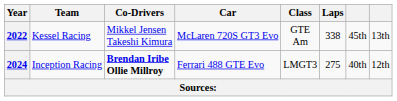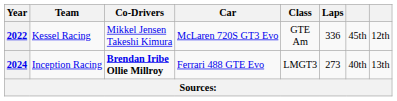(333, 36) 338 -> (333, 36) 336
(380, 36) 13th -> (380, 36) 12th
(333, 65) 275 -> (333, 65) 273
(380, 65) 12th -> (380, 65) 13th
